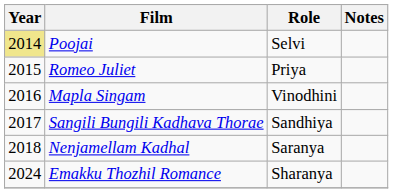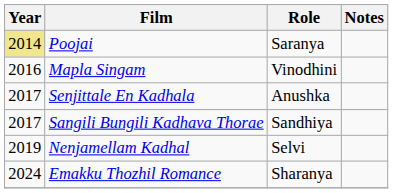(288, 43) Selvi -> (298, 43) Saranya
- row: (92, 69)
+ row: (122, 95)
(25, 148) 2018 -> (25, 148) 2019
(298, 148) Saranya -> (288, 148) Selvi
